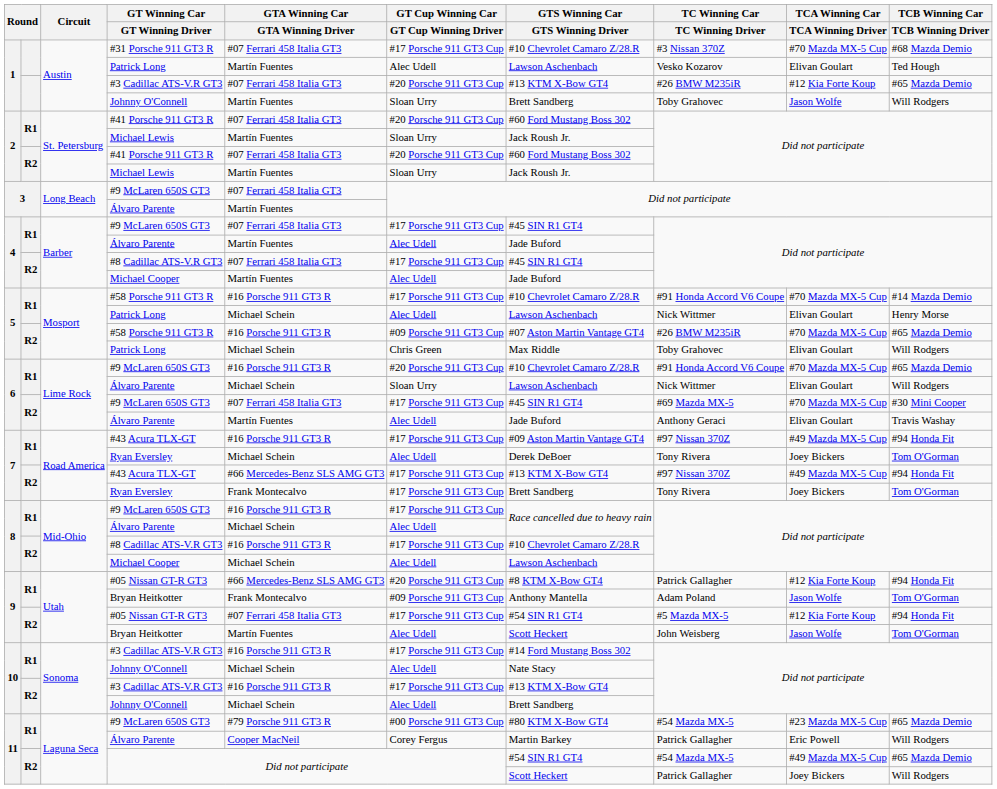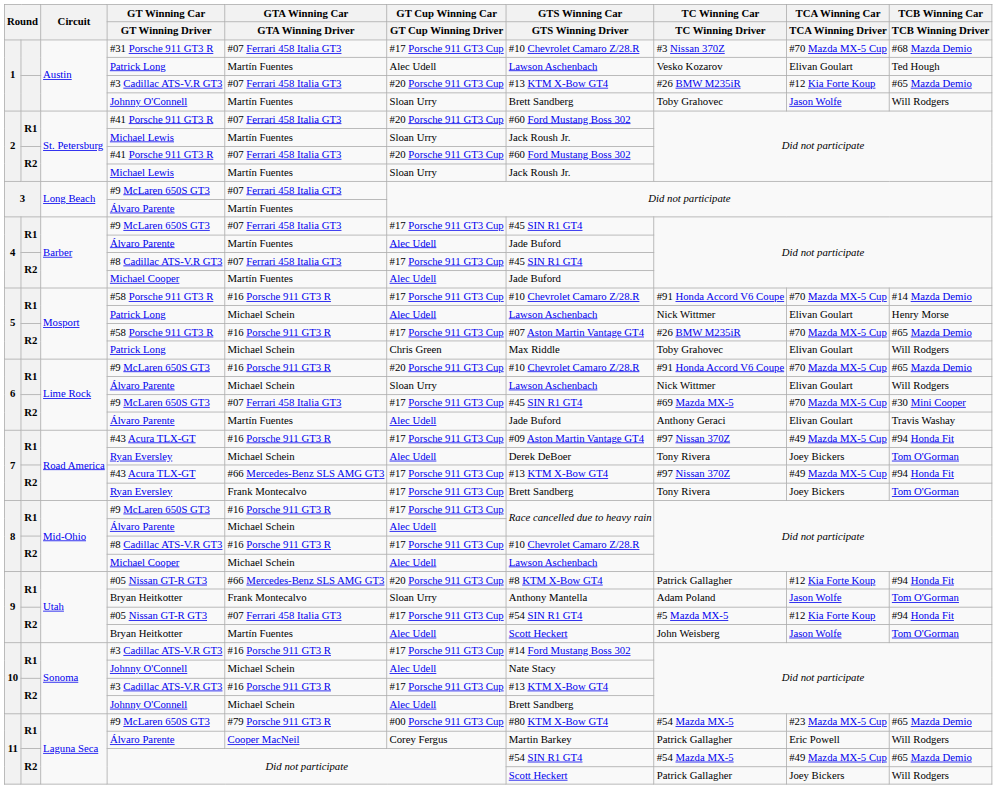(447, 332) #09 Porsche 911 GT3 Cup -> (447, 332) #17 Porsche 911 GT3 Cup
(447, 597) #09 Porsche 911 GT3 Cup -> (413, 597) Sloan Urry
